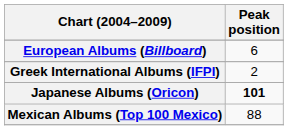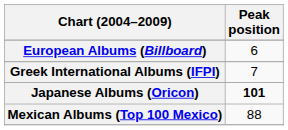(254, 72) 2 -> (254, 72) 7
